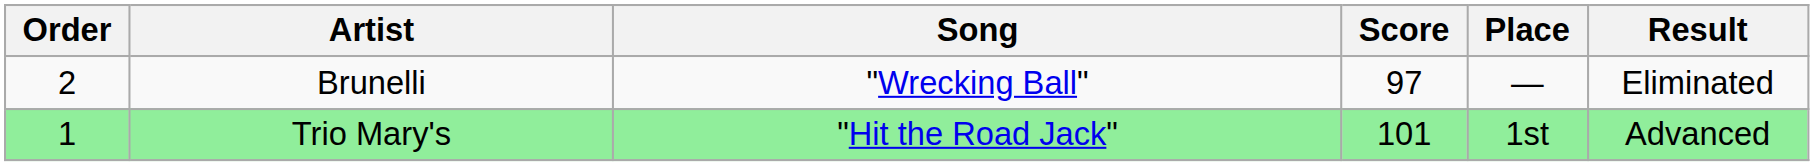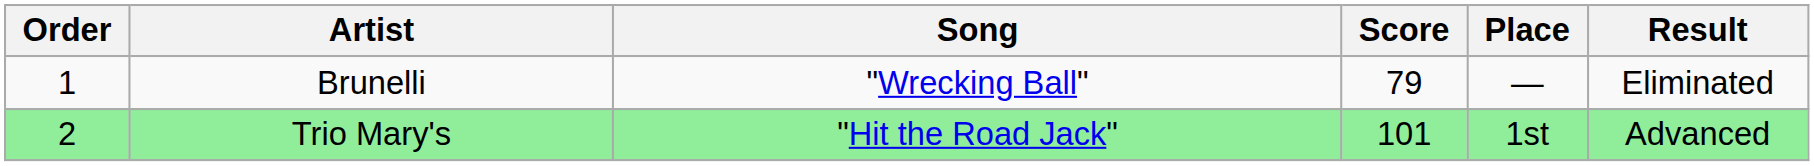(67, 82) 2 -> (67, 82) 1
(1404, 82) 97 -> (1404, 82) 79
(67, 133) 1 -> (67, 133) 2
